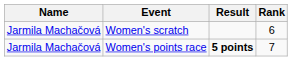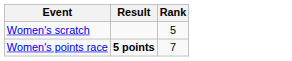- column: (54, 13)
(272, 30) 6 -> (173, 30) 5
